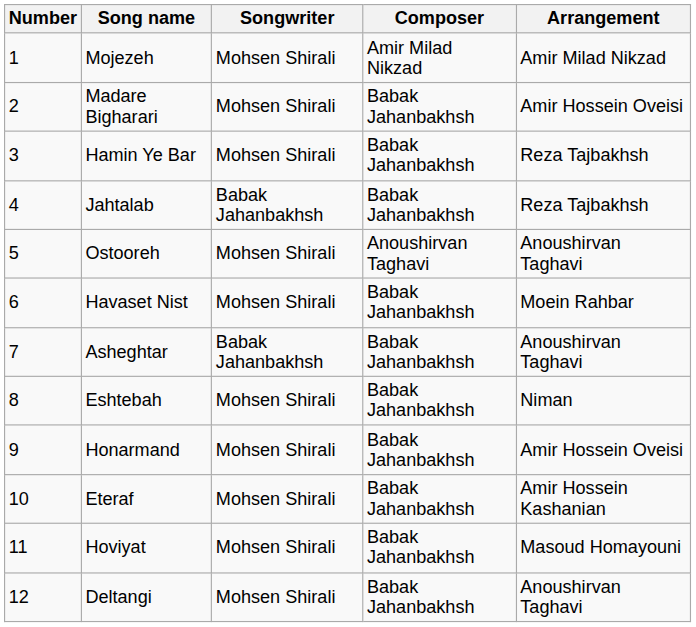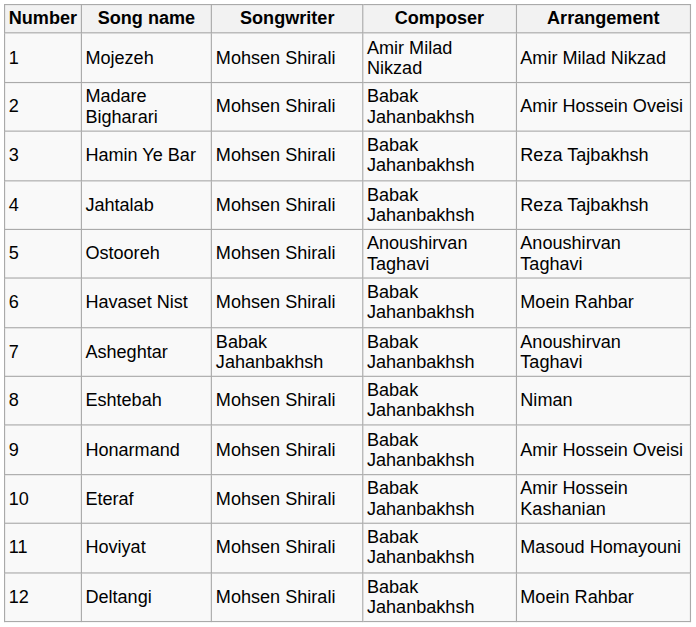(270, 204) Babak Jahanbakhsh -> (276, 204) Mohsen Shirali
(571, 596) Anoushirvan Taghavi -> (577, 596) Moein Rahbar
